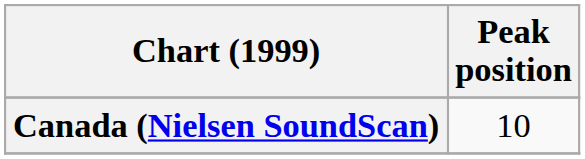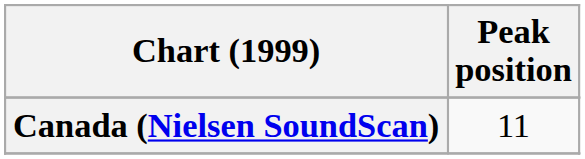(513, 125) 10 -> (513, 125) 11
